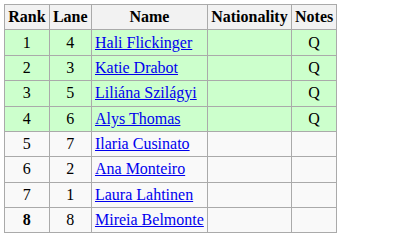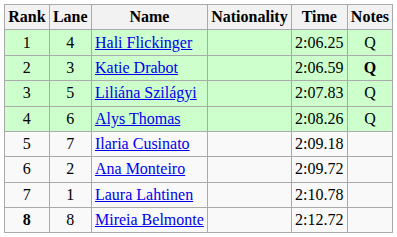+ column: (319, 17)
(314, 67) normal -> (370, 67) bold
